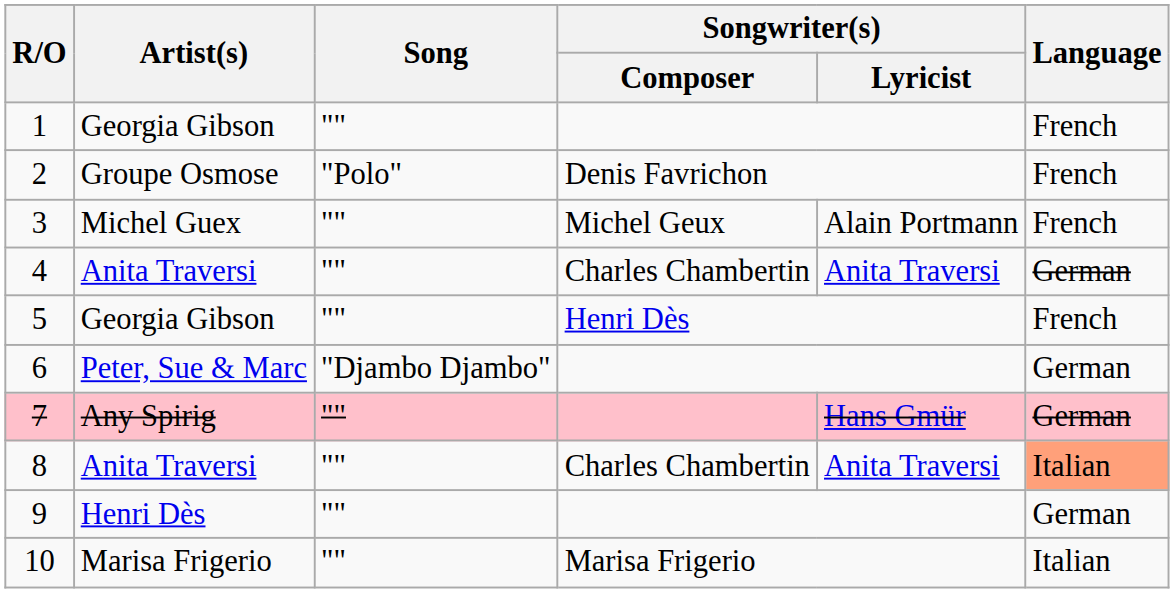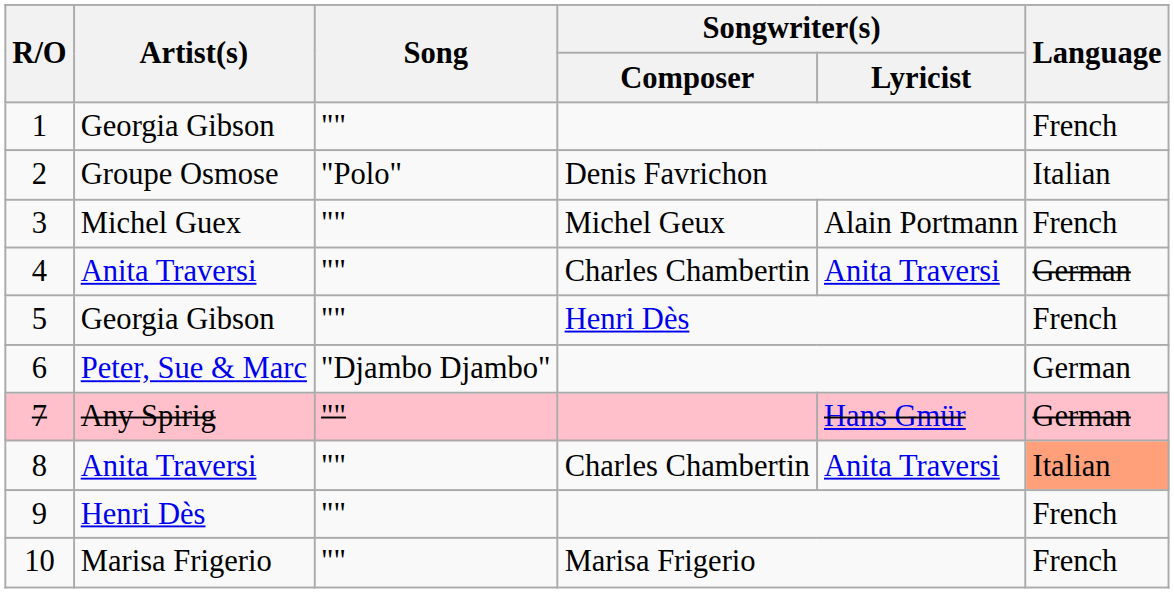(1075, 174) French -> (1071, 174) Italian
(1082, 513) German -> (1075, 513) French
(1071, 561) Italian -> (1075, 561) French
